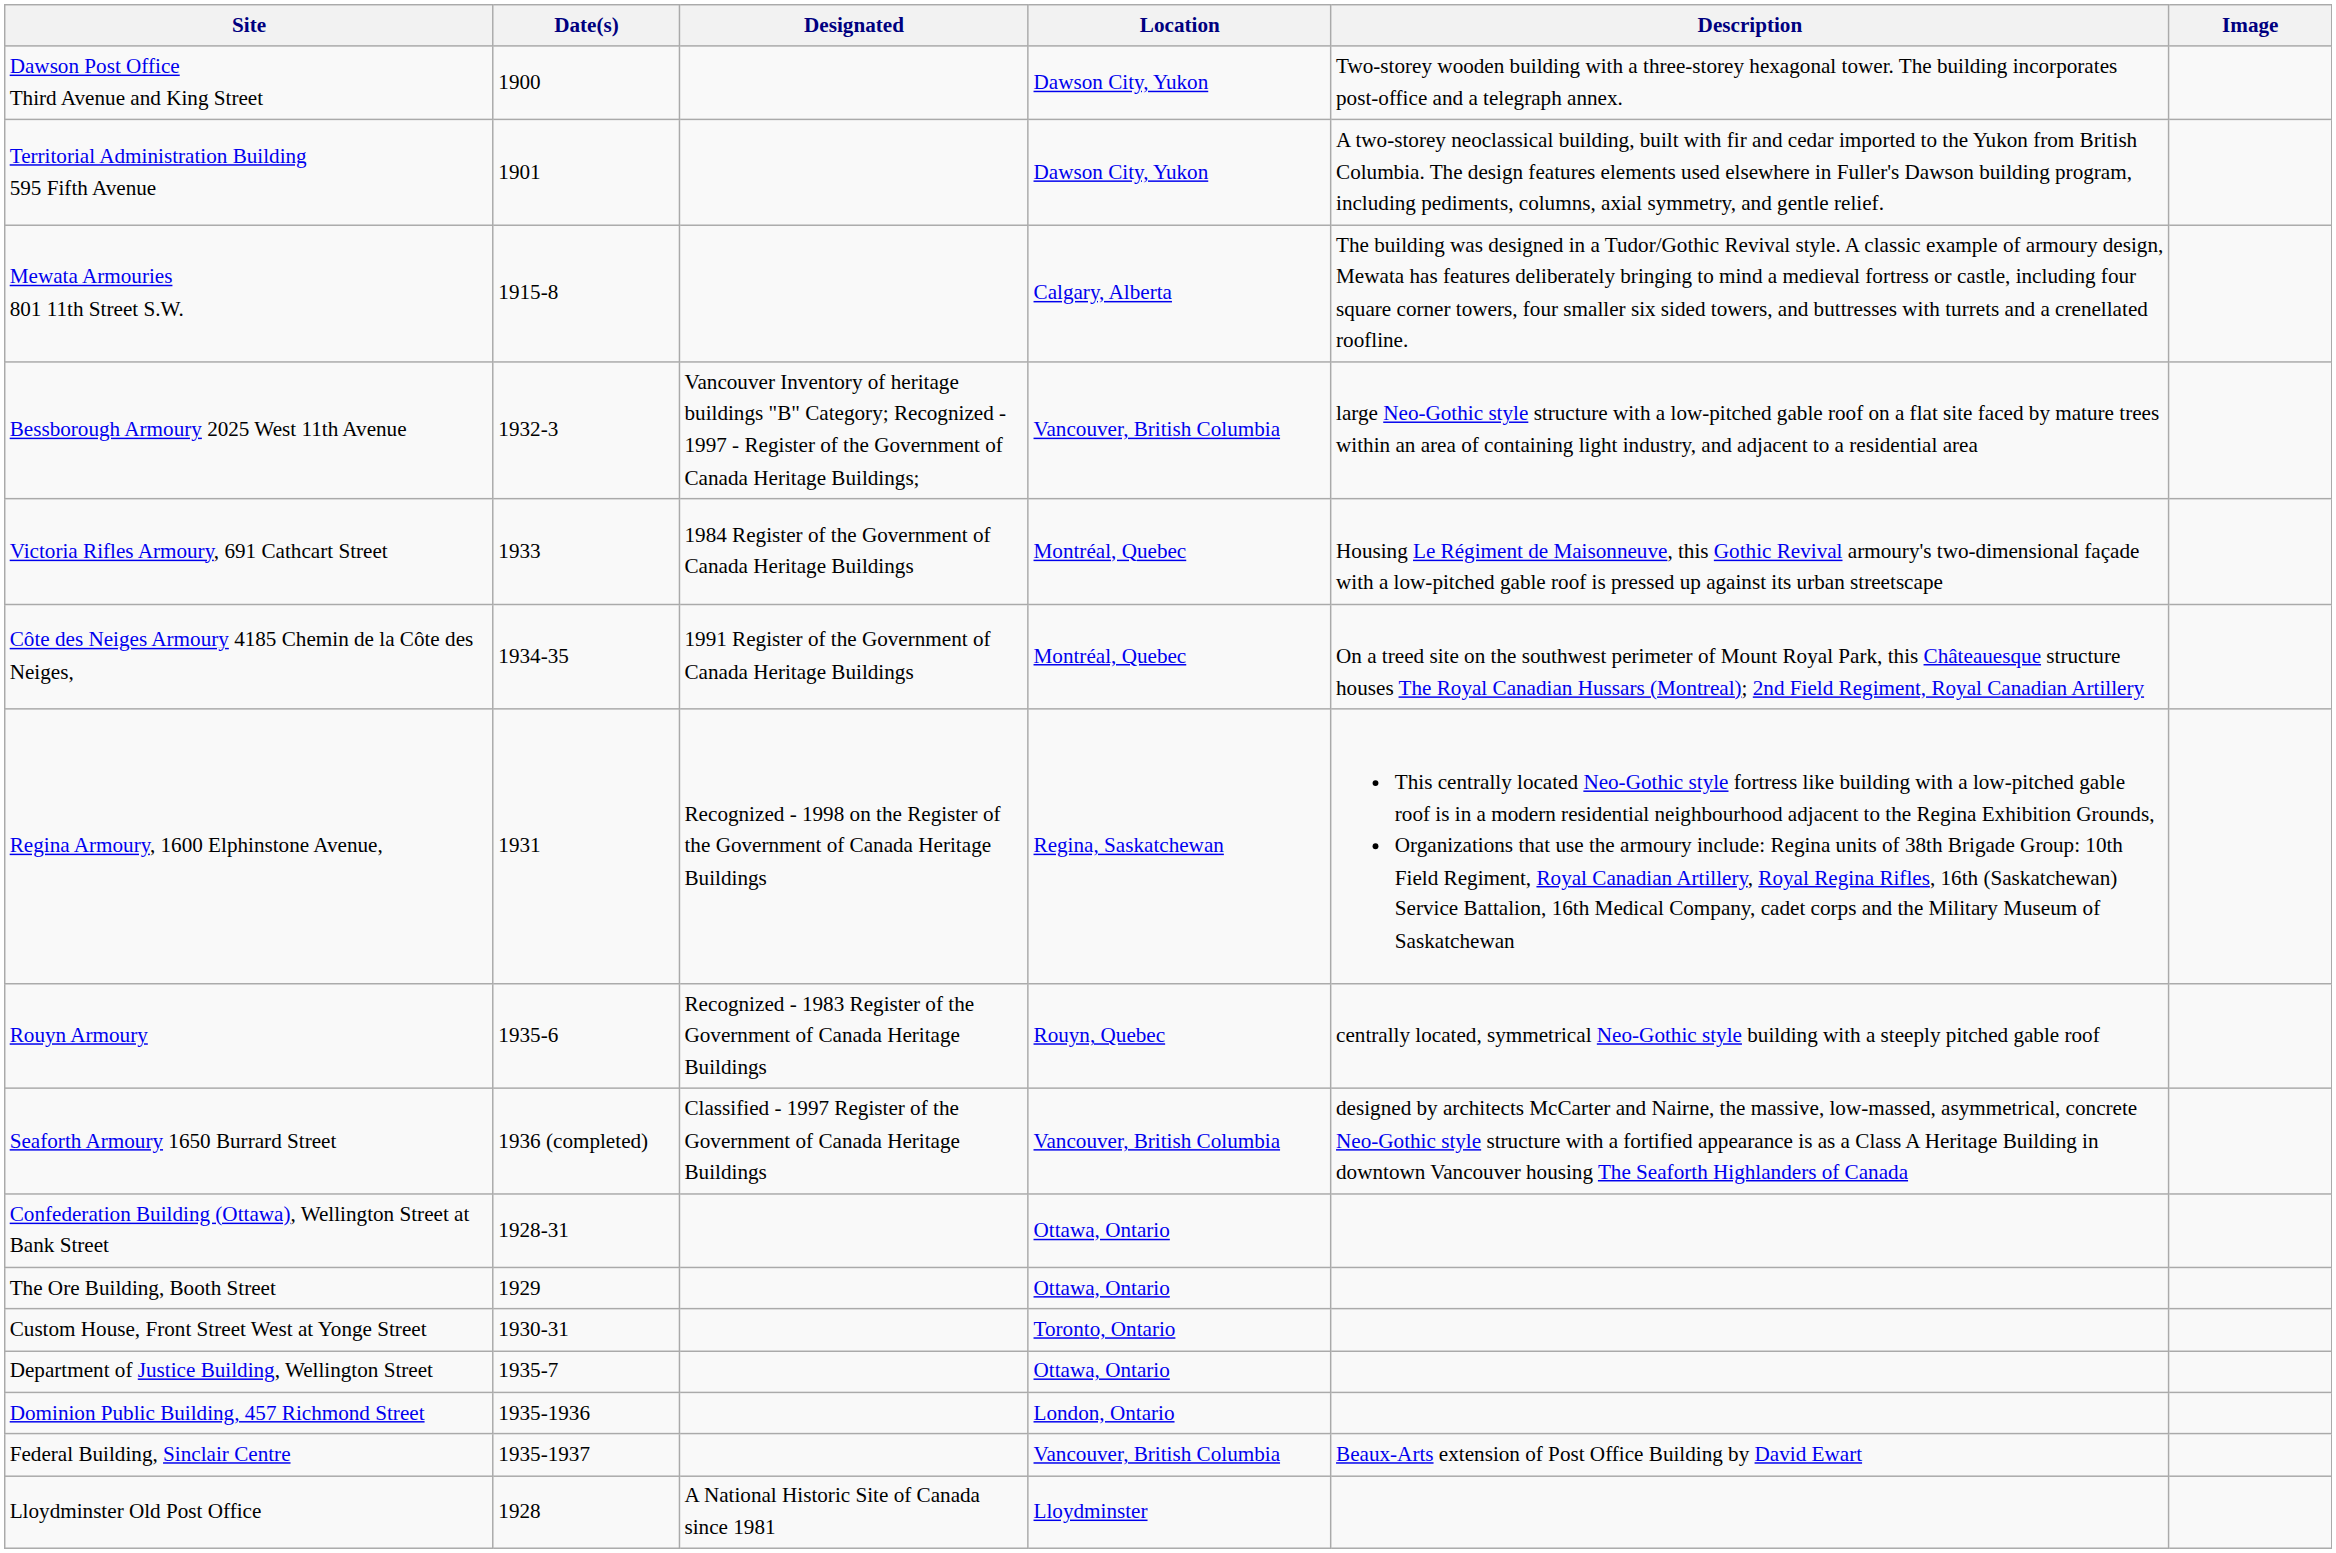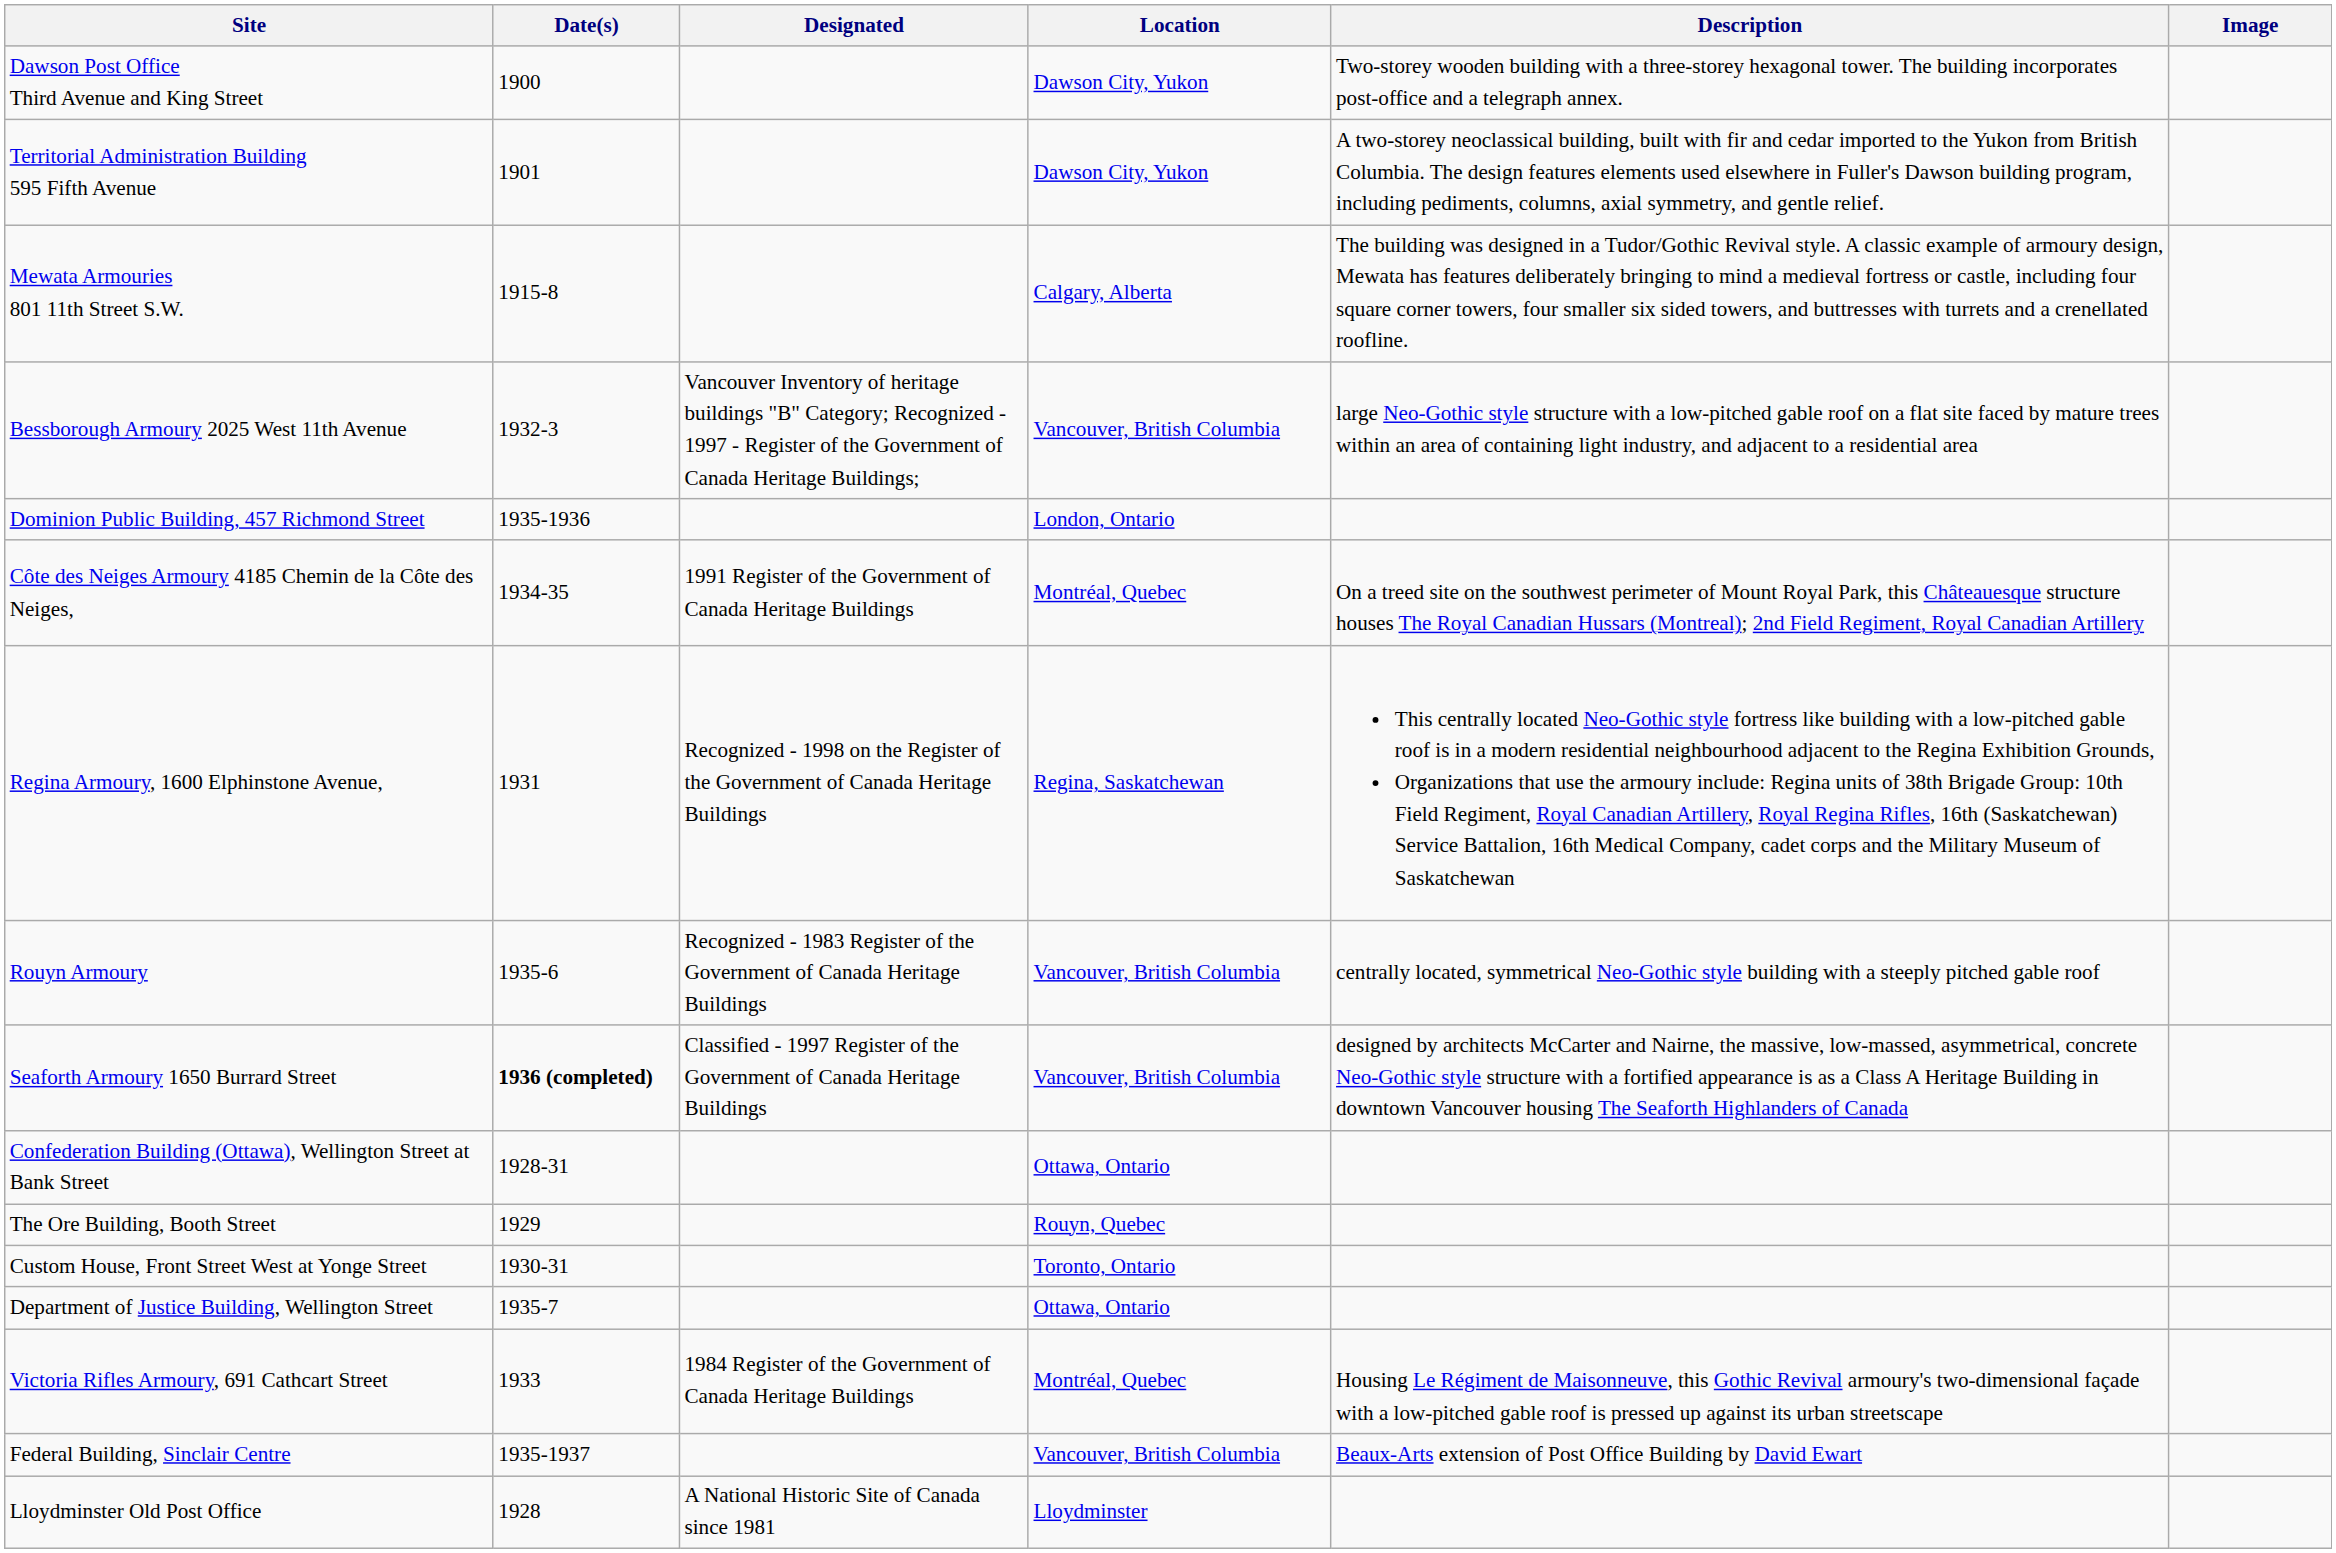rows swapped: (199, 551) <-> (217, 1412)
(1099, 1035) Rouyn, Quebec -> (1157, 972) Vancouver, British Columbia
(573, 1140) normal -> (576, 1077) bold
(1102, 1287) Ottawa, Ontario -> (1099, 1224) Rouyn, Quebec
